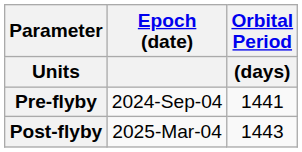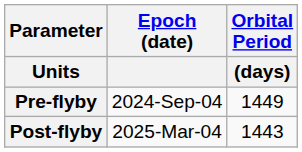(262, 102) 1441 -> (262, 102) 1449
